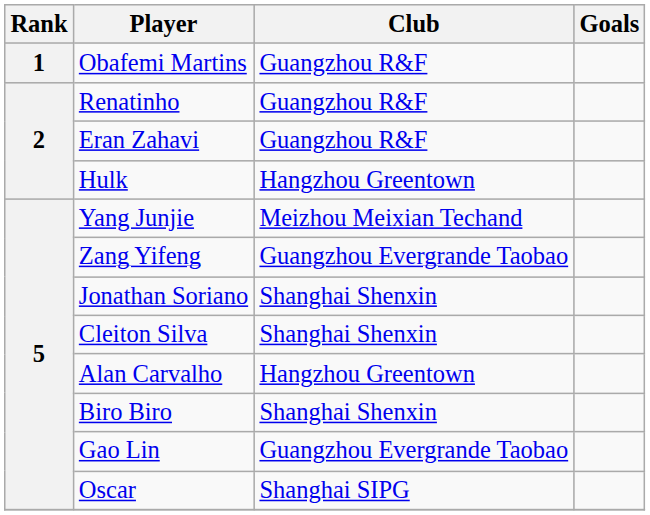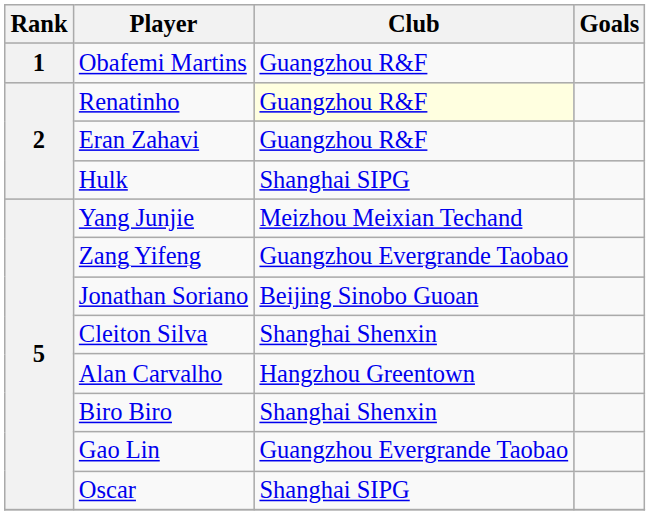(343, 101) no background -> (343, 101) lightyellow background
(367, 179) Hangzhou Greentown -> (335, 179) Shanghai SIPG
(348, 295) Shanghai Shenxin -> (369, 295) Beijing Sinobo Guoan
